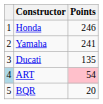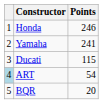(89, 59) 135 -> (89, 59) 115
(91, 75) pink background -> (91, 75) no background
